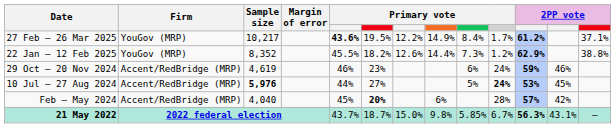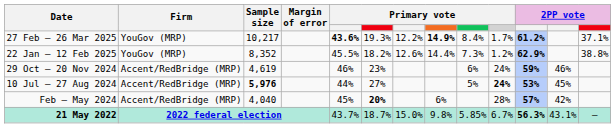(377, 38) 19.5% -> (377, 38) 19.3%
(441, 38) normal -> (441, 38) bold
